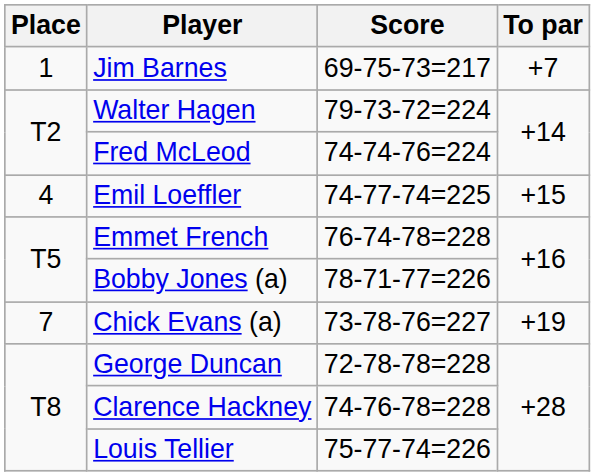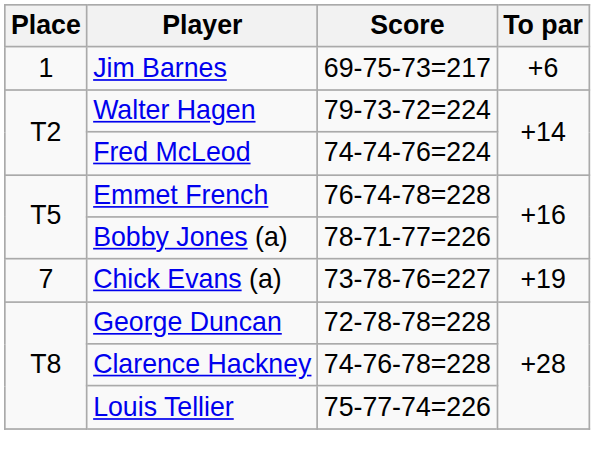(543, 68) +7 -> (543, 68) +6
- row: (167, 195)
